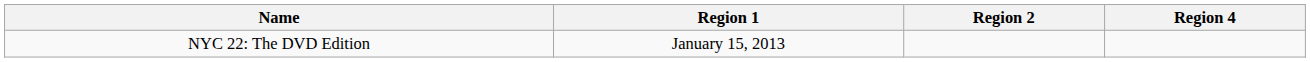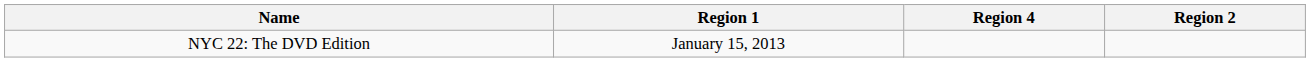columns swapped: (1004, 17) <-> (1205, 17)
